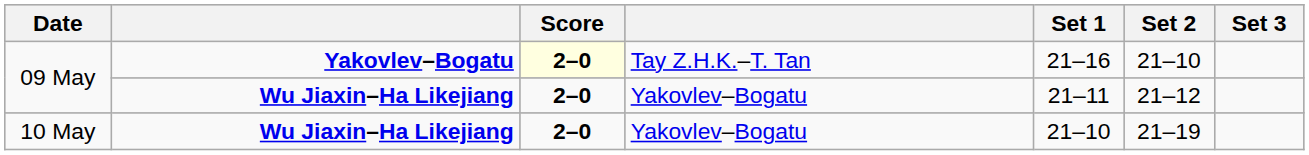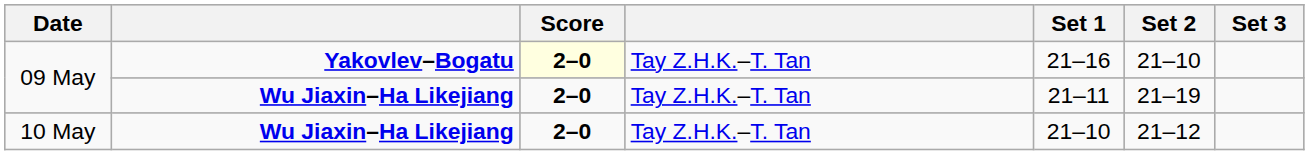(719, 96) Yakovlev–Bogatu -> (721, 96) Tay Z.H.K.–T. Tan
(1169, 96) 21–12 -> (1169, 96) 21–19
(719, 132) Yakovlev–Bogatu -> (721, 132) Tay Z.H.K.–T. Tan
(1169, 132) 21–19 -> (1169, 132) 21–12
